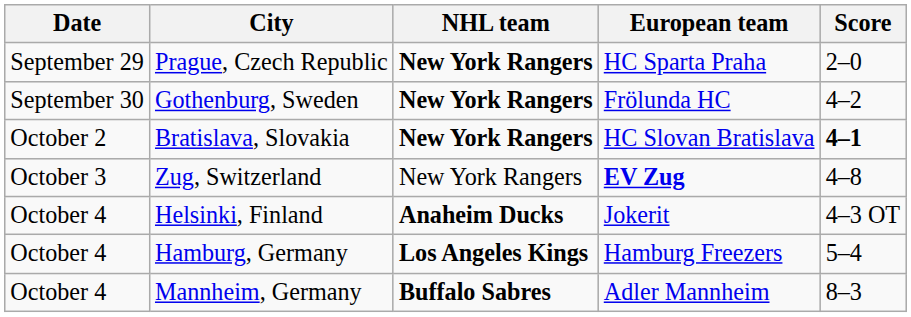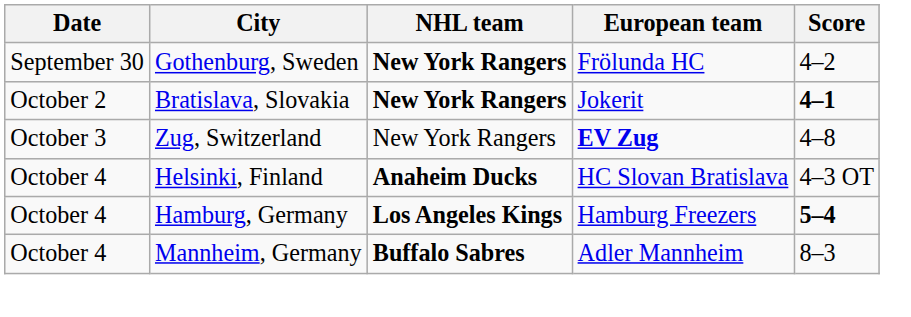- row: (271, 61)
(709, 138) HC Slovan Bratislava -> (610, 100) Jokerit
(637, 215) Jokerit -> (683, 176) HC Slovan Bratislava
(844, 253) normal -> (818, 215) bold
